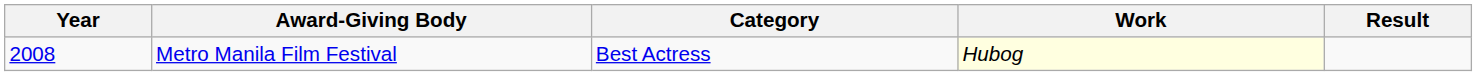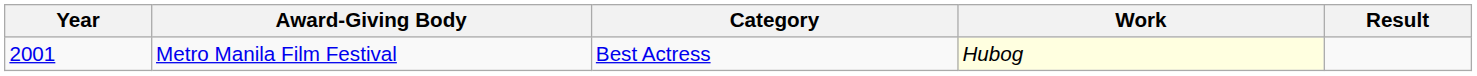(32, 53) 2008 -> (32, 53) 2001
